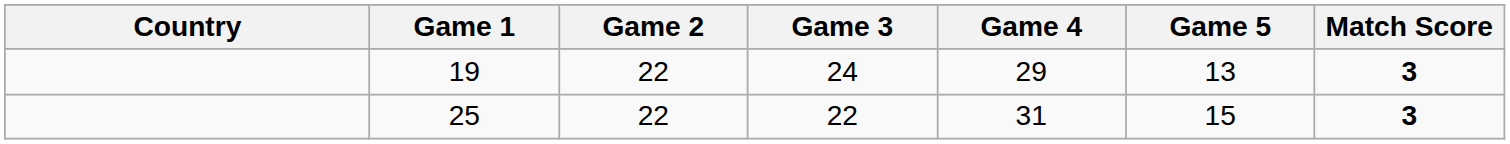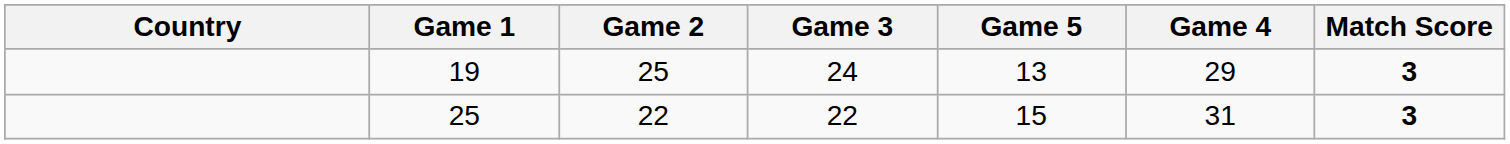columns swapped: (1031, 26) <-> (1220, 26)
(653, 71) 22 -> (653, 71) 25
